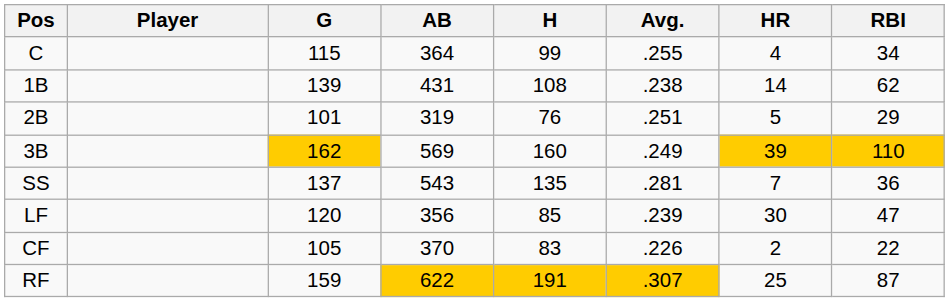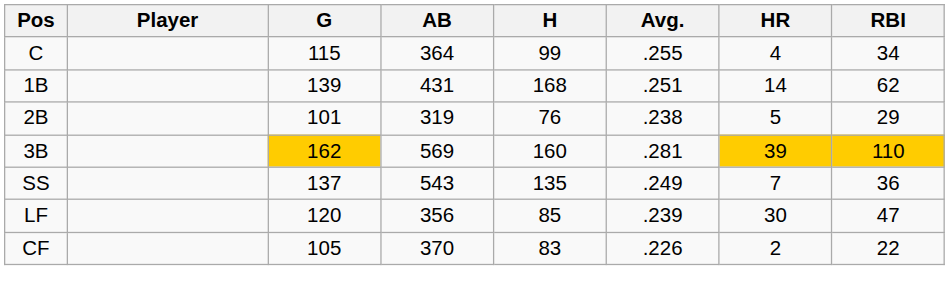(550, 85) 108 -> (550, 85) 168
(663, 85) .238 -> (663, 85) .251
(663, 118) .251 -> (663, 118) .238
(663, 150) .249 -> (663, 150) .281
(663, 183) .281 -> (663, 183) .249
- row: (36, 280)
